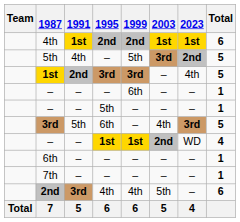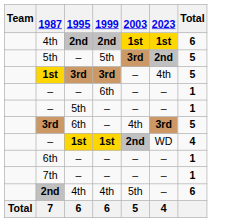- column: (79, 24)
